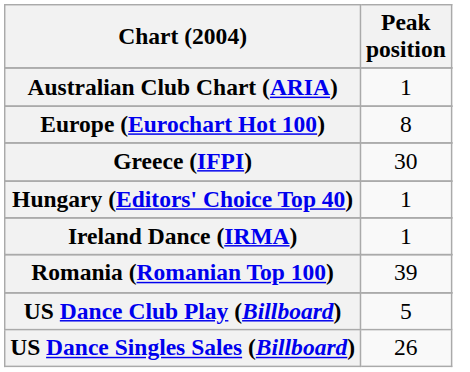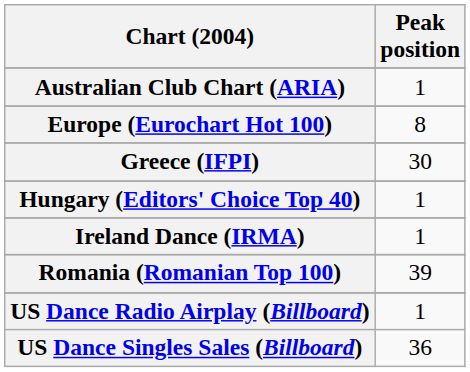- row: (183, 310)
+ row: (190, 310)
(406, 348) 26 -> (420, 348) 36
